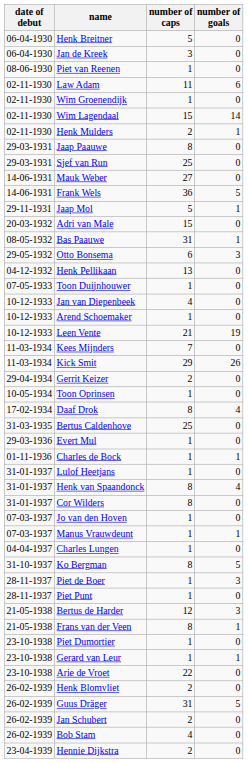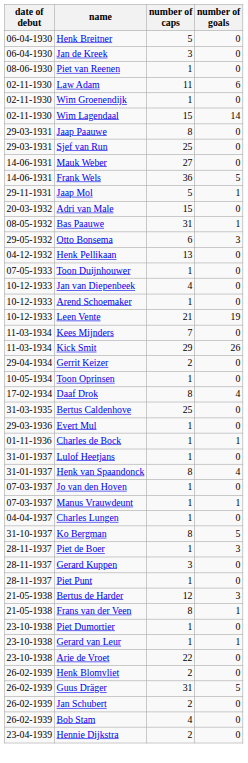- row: (85, 131)
- row: (80, 503)
+ row: (87, 564)
